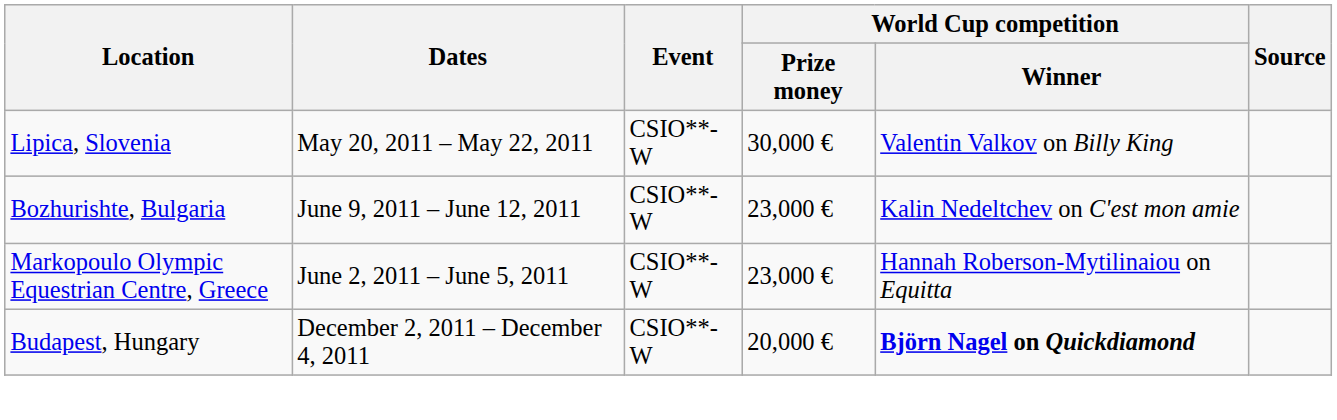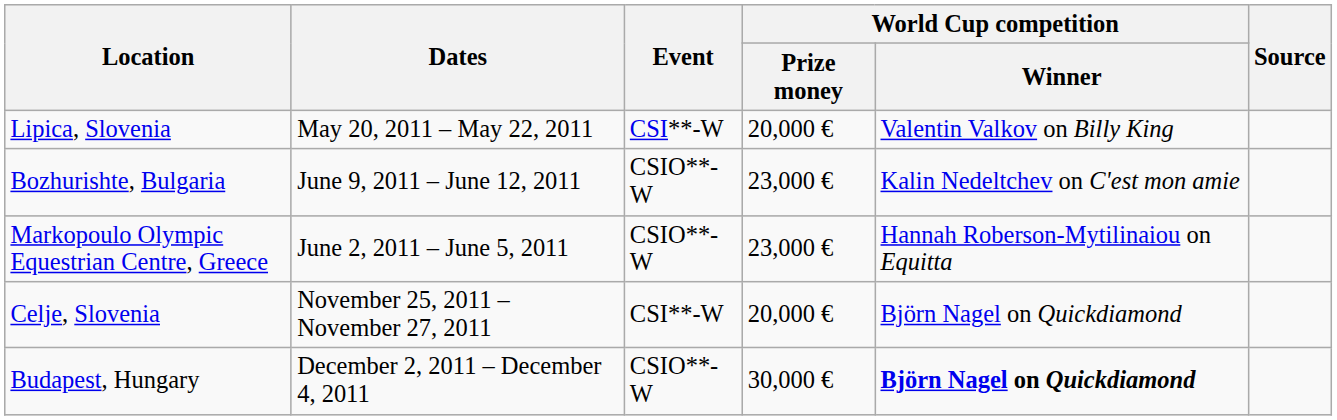(674, 142) CSIO**-W -> (677, 129) CSI**-W
(790, 142) 30,000 € -> (790, 129) 20,000 €
+ row: (85, 314)
(790, 341) 20,000 € -> (790, 380) 30,000 €
